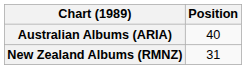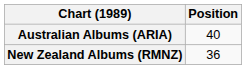(213, 54) 31 -> (213, 54) 36
